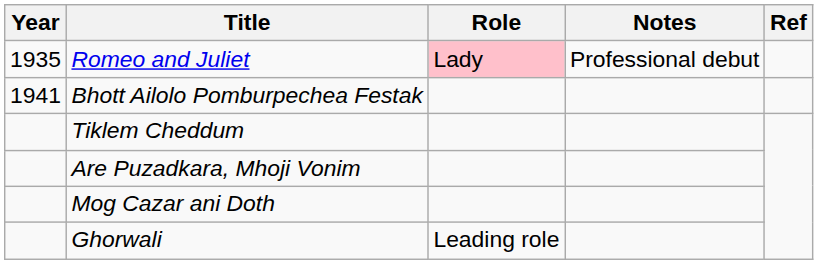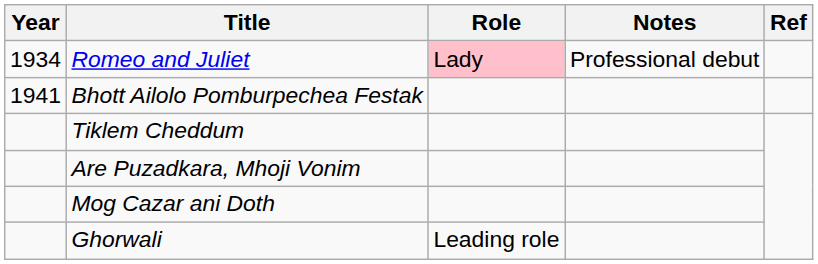(35, 58) 1935 -> (35, 58) 1934
